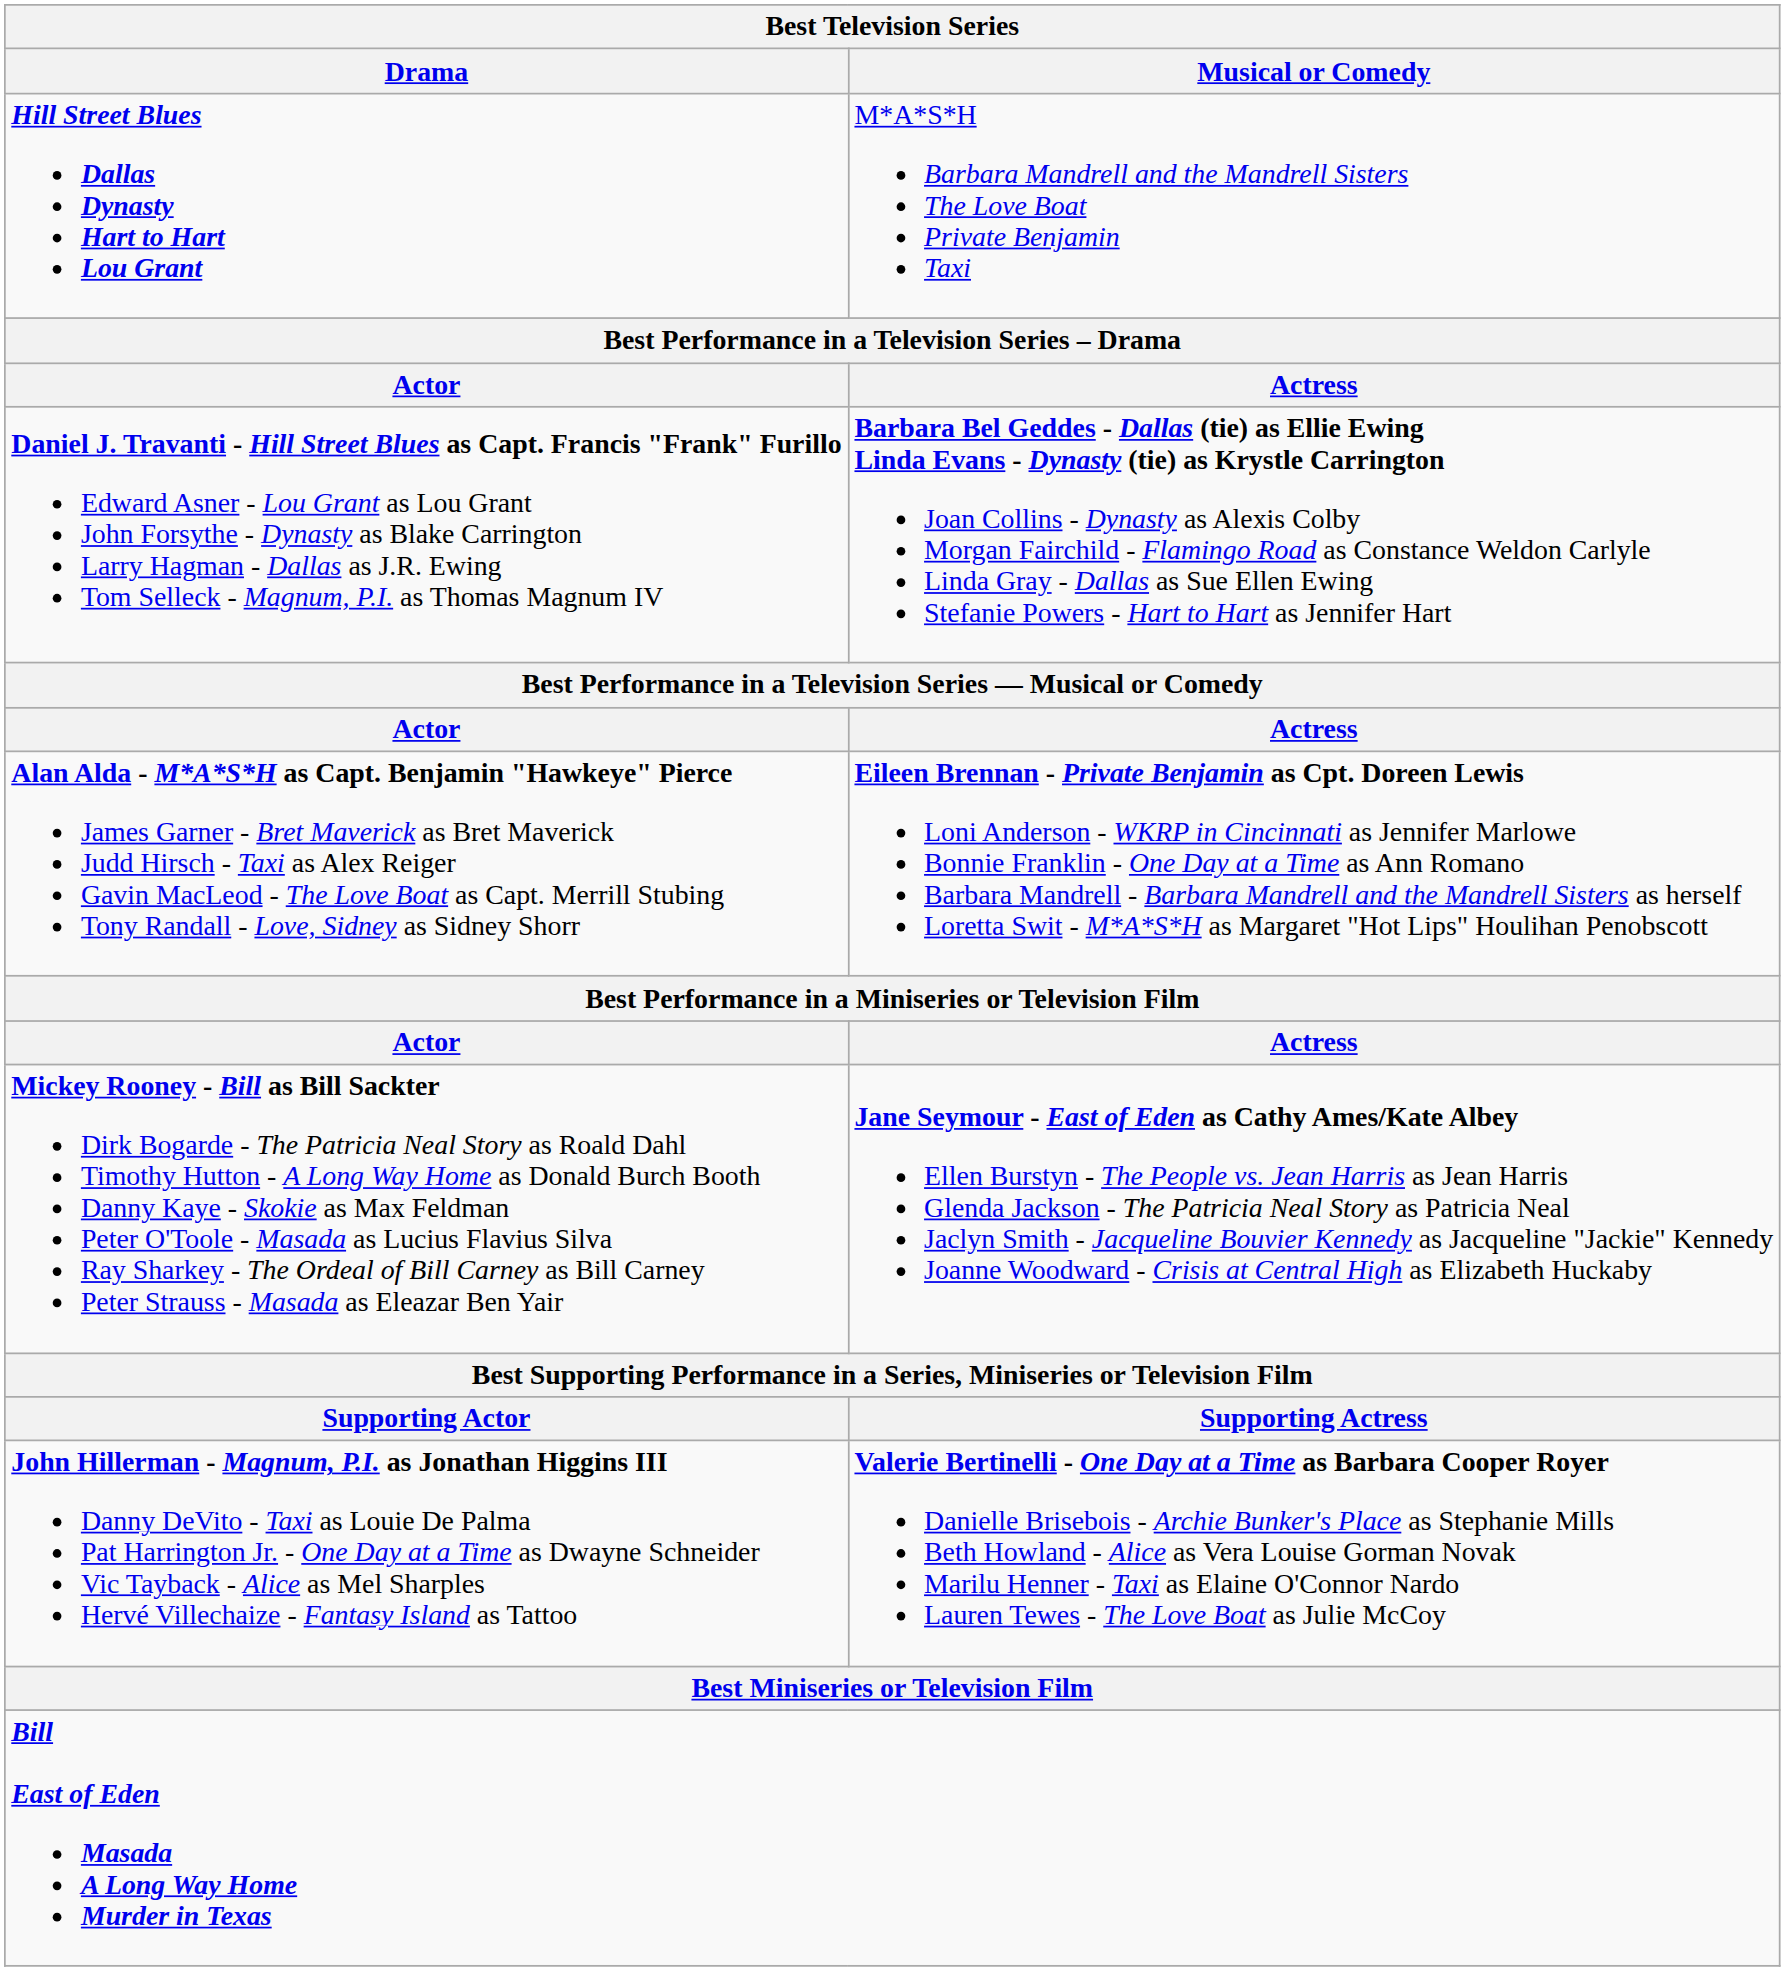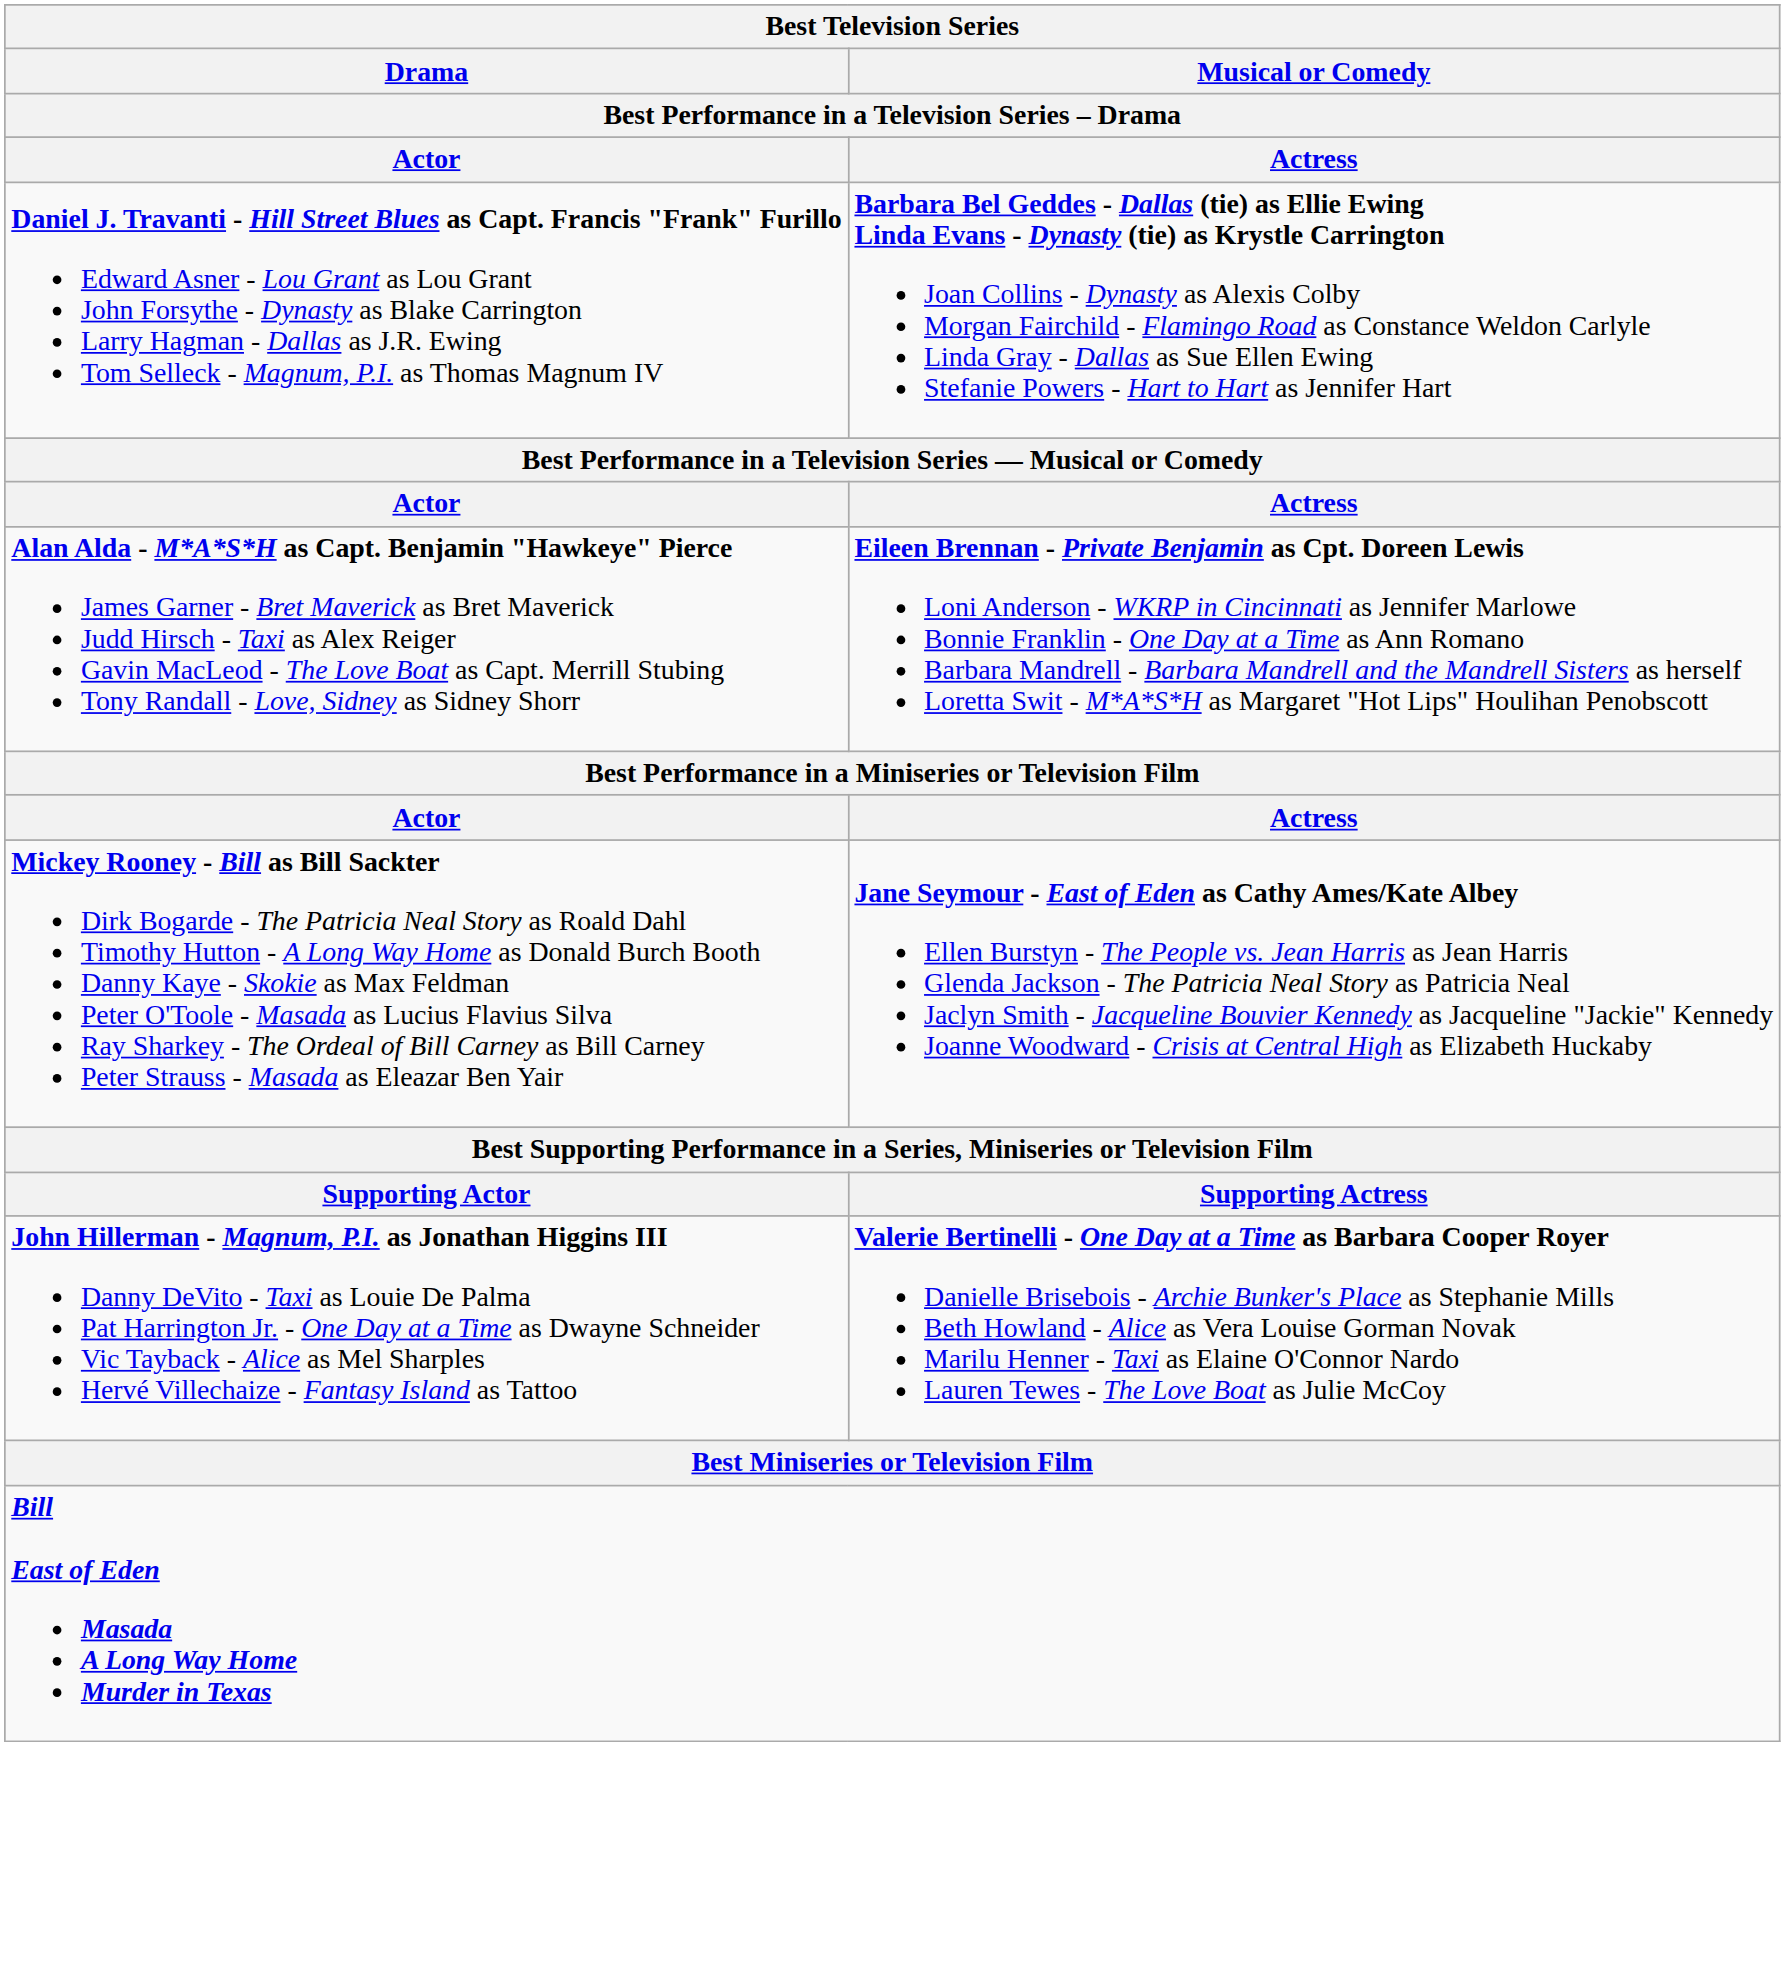- row: (426, 192)
